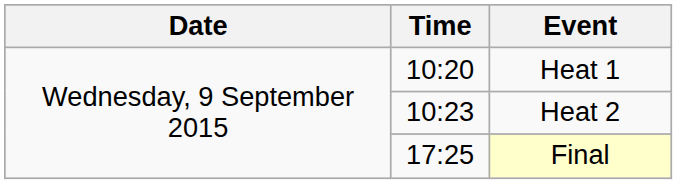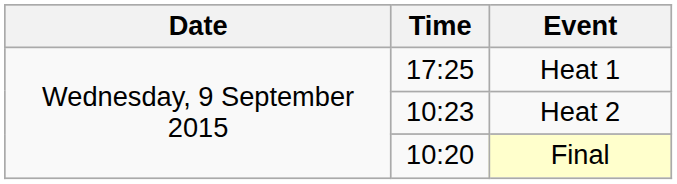(440, 69) 10:20 -> (440, 69) 17:25
(440, 155) 17:25 -> (440, 155) 10:20
